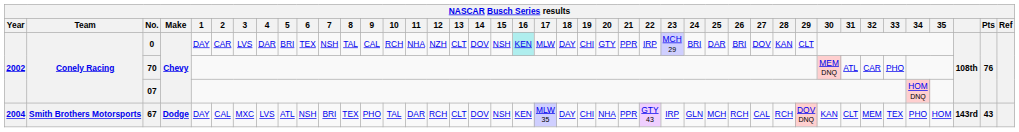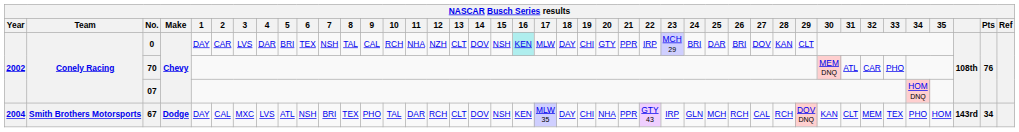(988, 115) 43 -> (988, 115) 34
